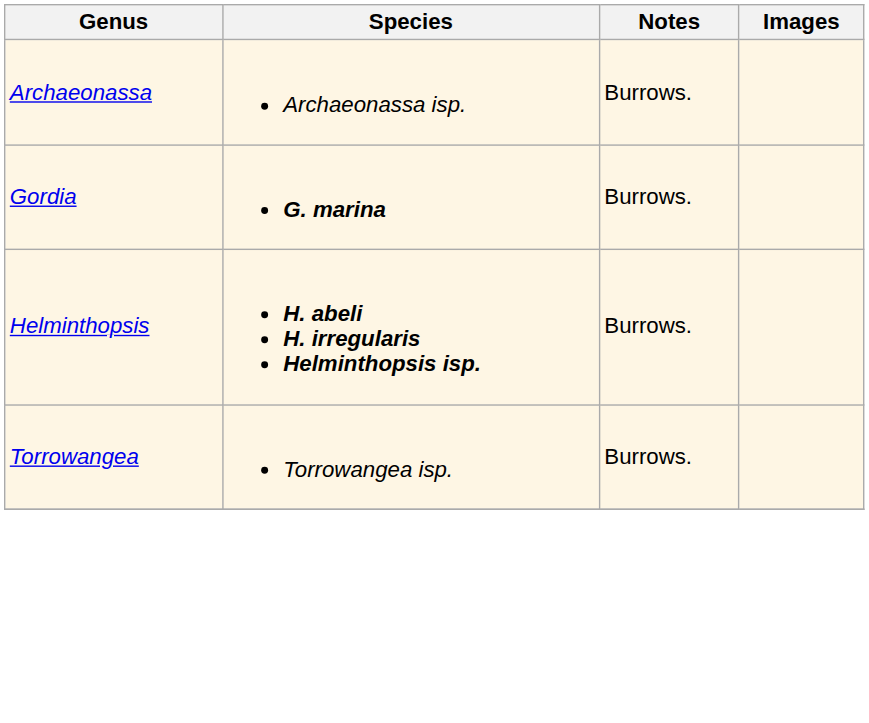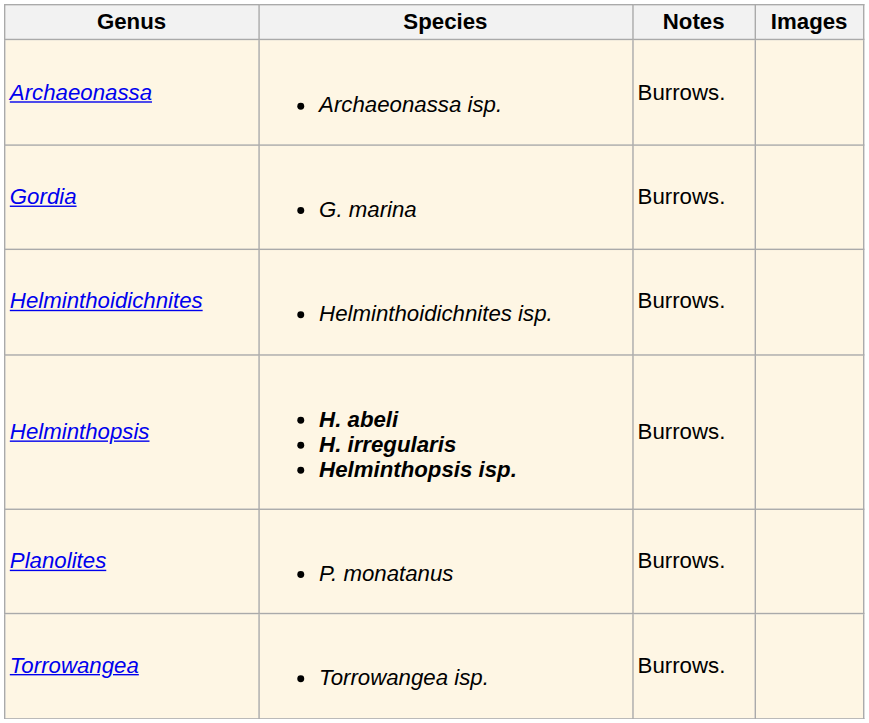(411, 210) bold -> (445, 210) normal
+ row: (106, 301)
+ row: (58, 561)
